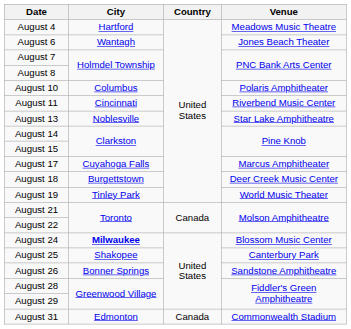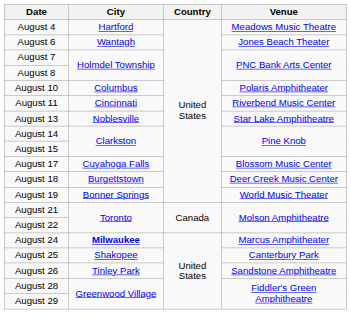(284, 164) Marcus Amphitheater -> (284, 164) Blossom Music Center
(116, 194) Tinley Park -> (116, 194) Bonner Springs
(284, 240) Blossom Music Center -> (284, 240) Marcus Amphitheater
(116, 270) Bonner Springs -> (116, 270) Tinley Park
- row: (37, 316)
